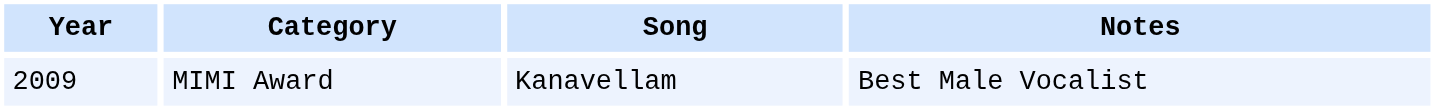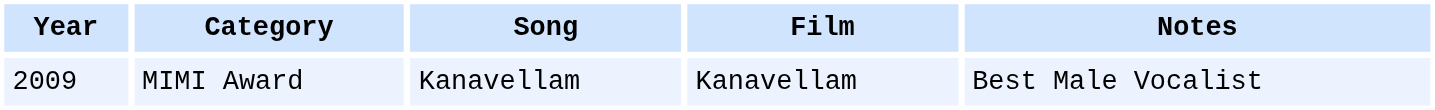+ column: (822, 28)
